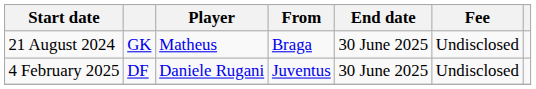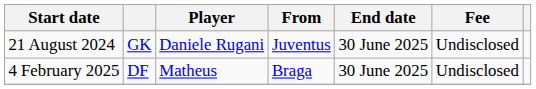(188, 44) Matheus -> (212, 44) Daniele Rugani
(292, 44) Braga -> (301, 44) Juventus
(212, 71) Daniele Rugani -> (188, 71) Matheus
(301, 71) Juventus -> (292, 71) Braga
